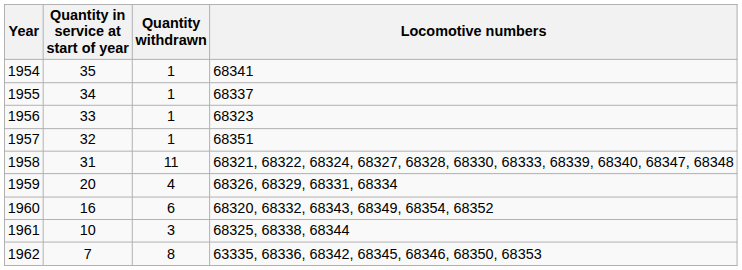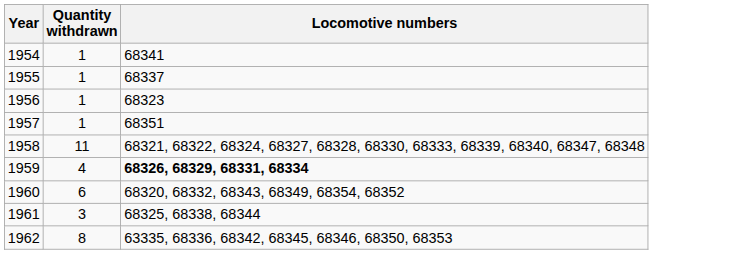- column: (88, 32)
(305, 185) normal -> (216, 169) bold
